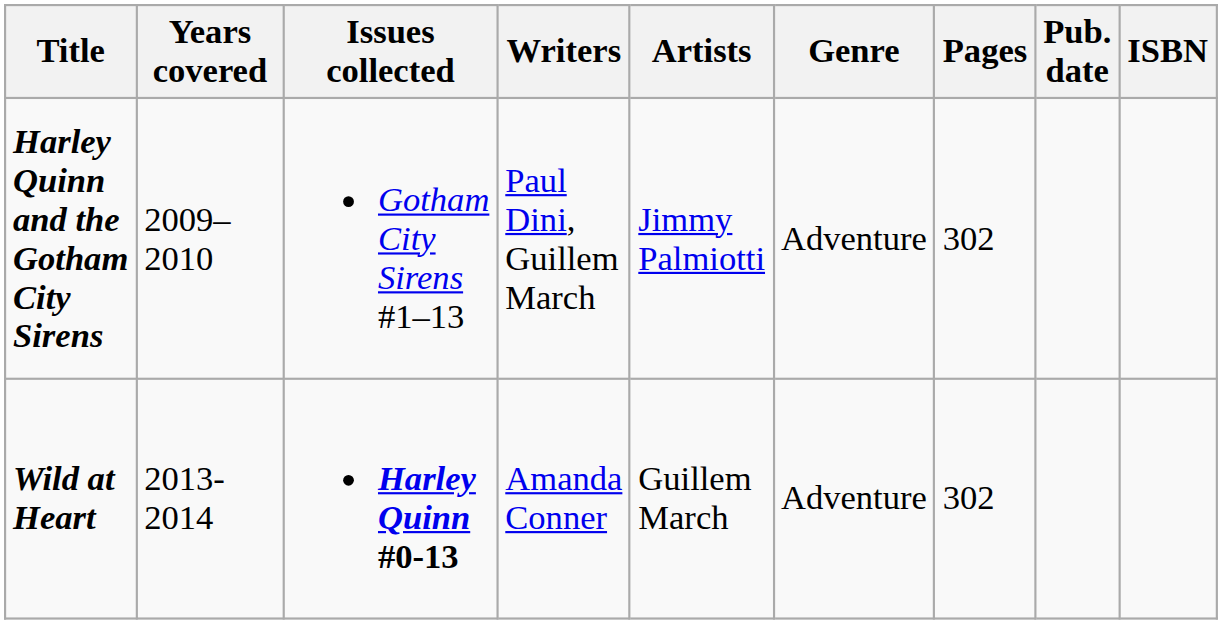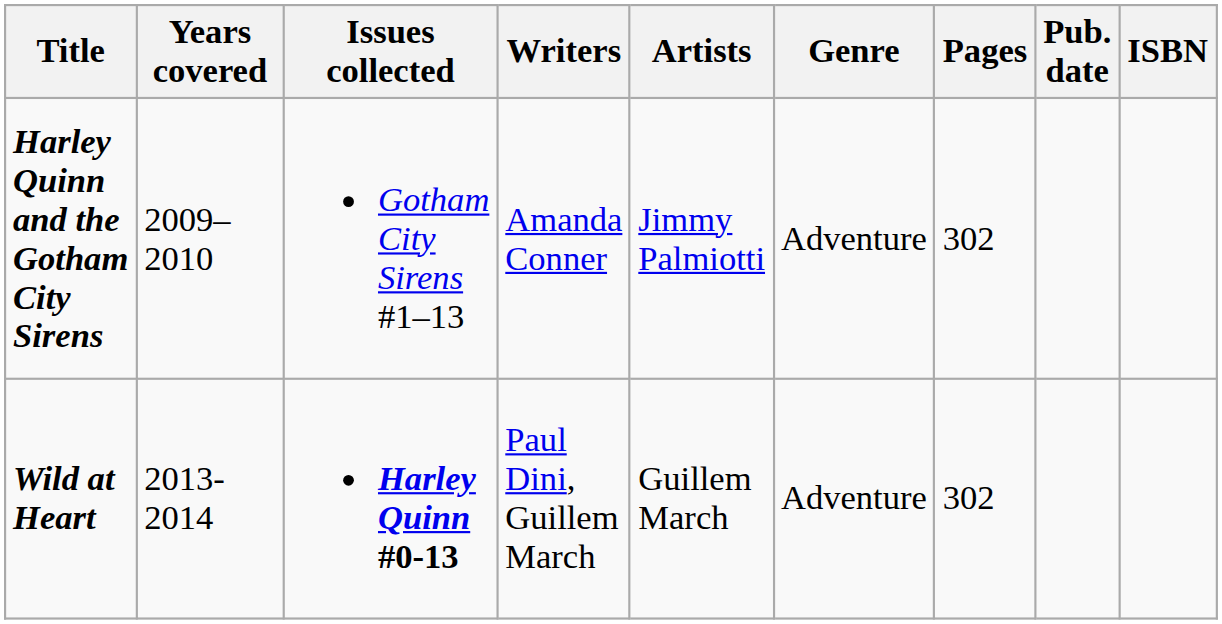(562, 237) Paul Dini, Guillem March -> (564, 237) Amanda Conner
(564, 497) Amanda Conner -> (562, 497) Paul Dini, Guillem March
